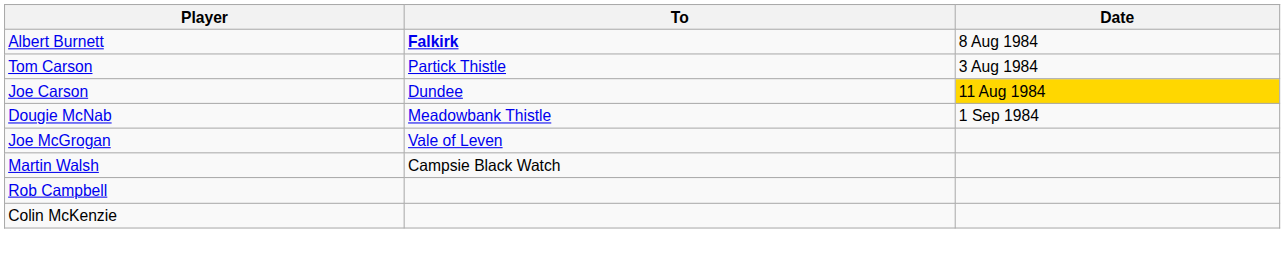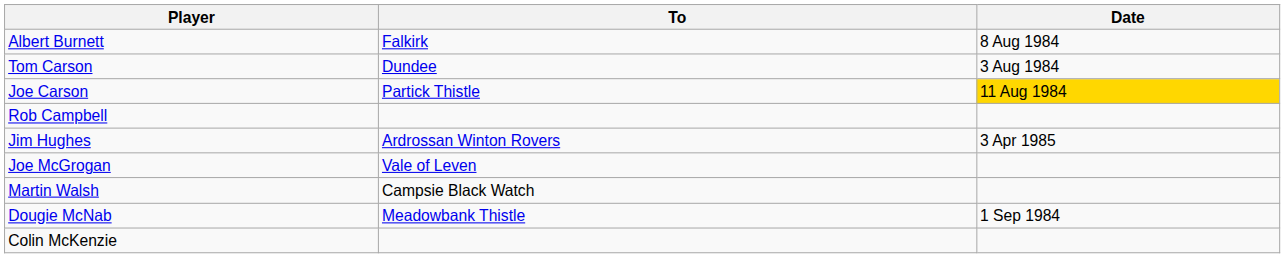(433, 42) bold -> (405, 42) normal
(457, 67) Partick Thistle -> (409, 67) Dundee
(435, 91) Dundee -> (431, 91) Partick Thistle
rows swapped: (60, 116) <-> (58, 191)
+ row: (49, 141)
